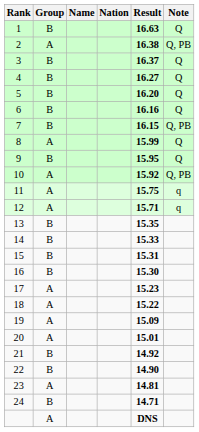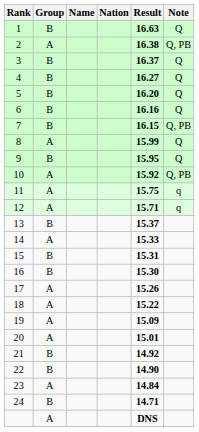(147, 223) 15.35 -> (147, 223) 15.37
(50, 239) B -> (50, 239) A
(147, 288) 15.23 -> (147, 288) 15.26
(147, 386) 14.81 -> (147, 386) 14.84
